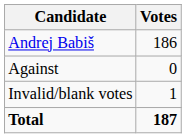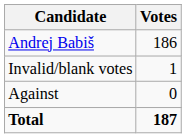rows swapped: (33, 68) <-> (70, 94)
